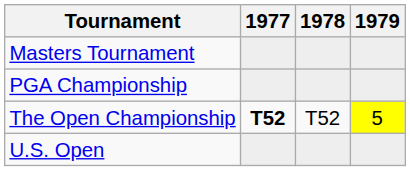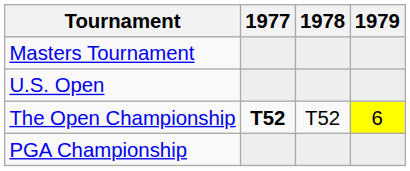rows swapped: (57, 150) <-> (98, 85)
(377, 118) 5 -> (377, 118) 6
